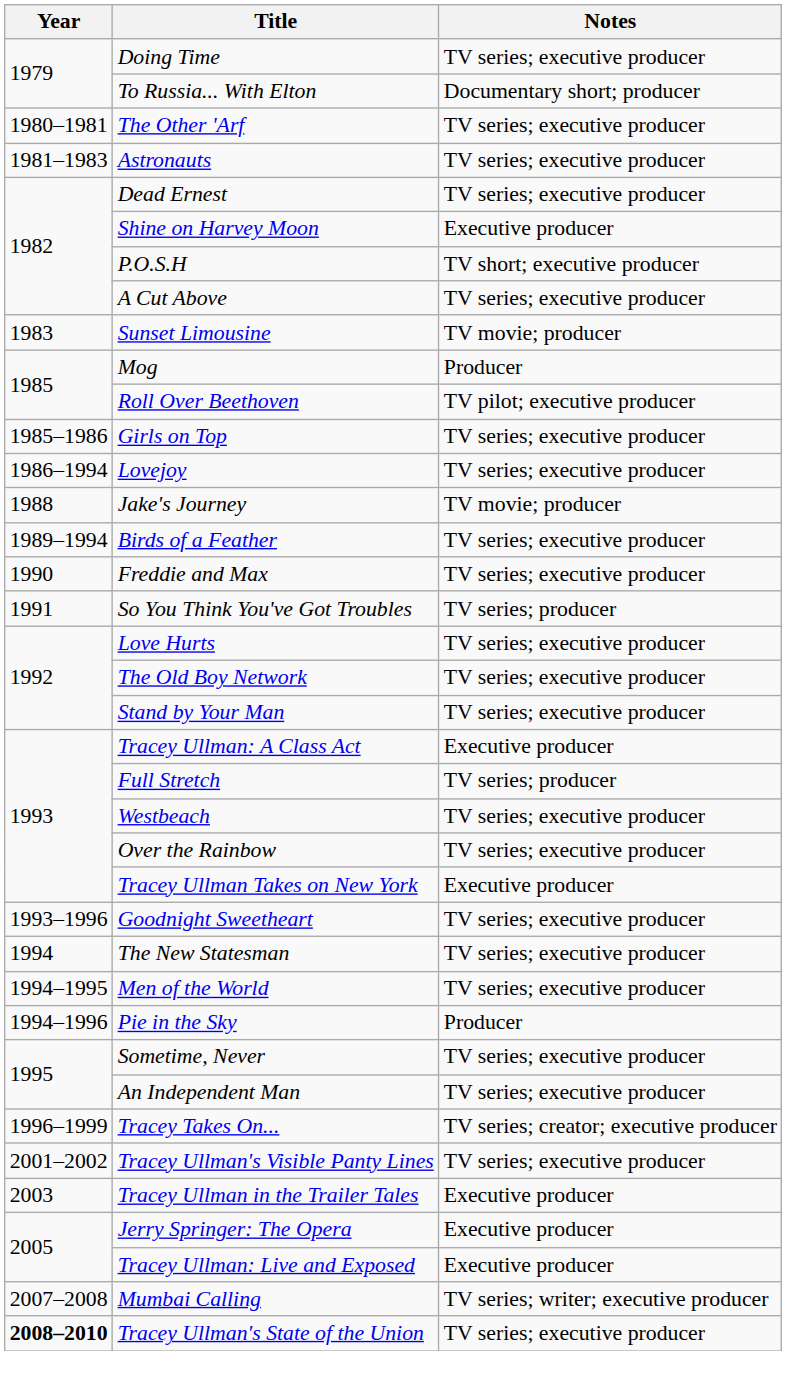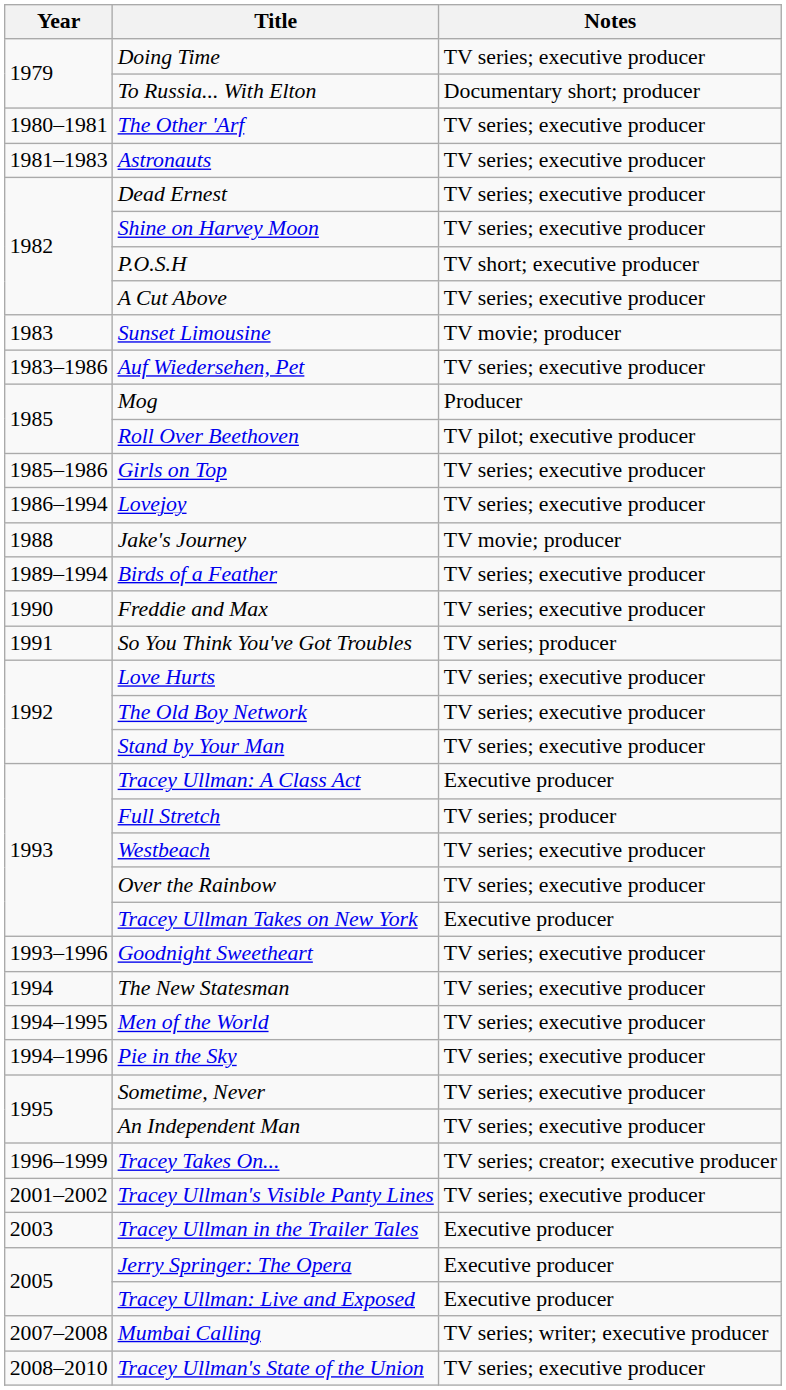(529, 228) Executive producer -> (574, 228) TV series; executive producer
+ row: (211, 366)
(483, 1022) Producer -> (574, 1057) TV series; executive producer
(59, 1333) bold -> (59, 1367) normal
